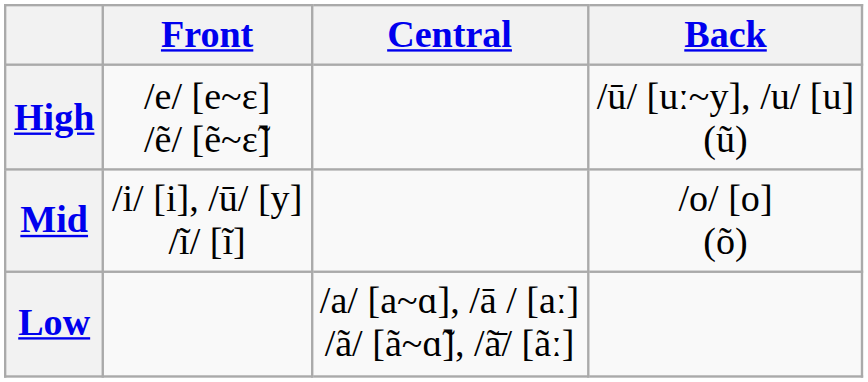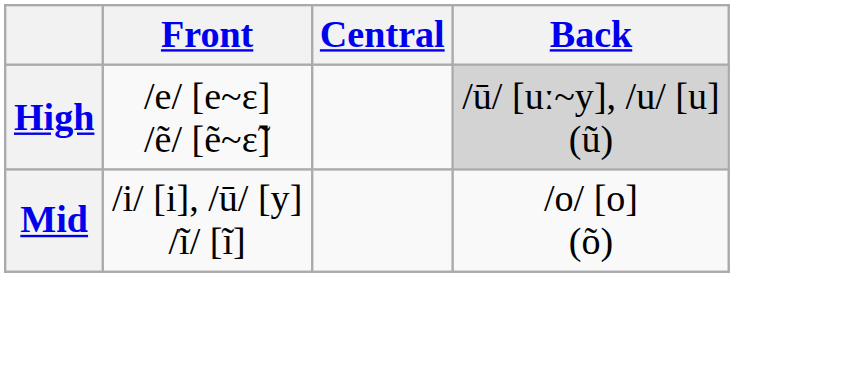(726, 116) no background -> (591, 116) lightgrey background
- row: (54, 322)
